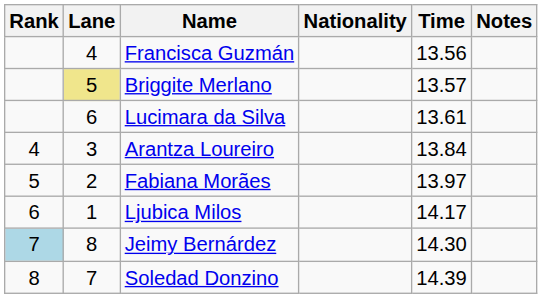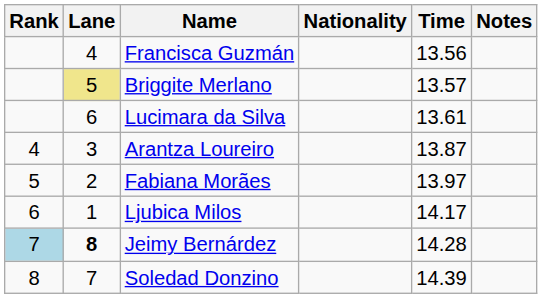(442, 149) 13.84 -> (442, 149) 13.87
(92, 245) normal -> (92, 245) bold
(442, 245) 14.30 -> (442, 245) 14.28
